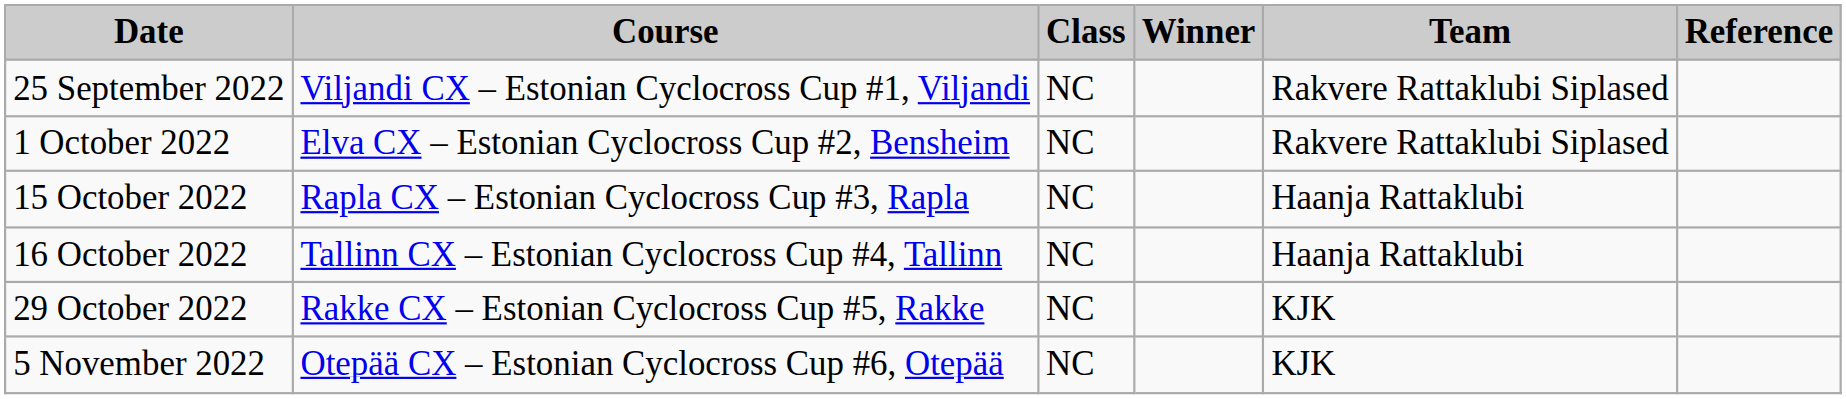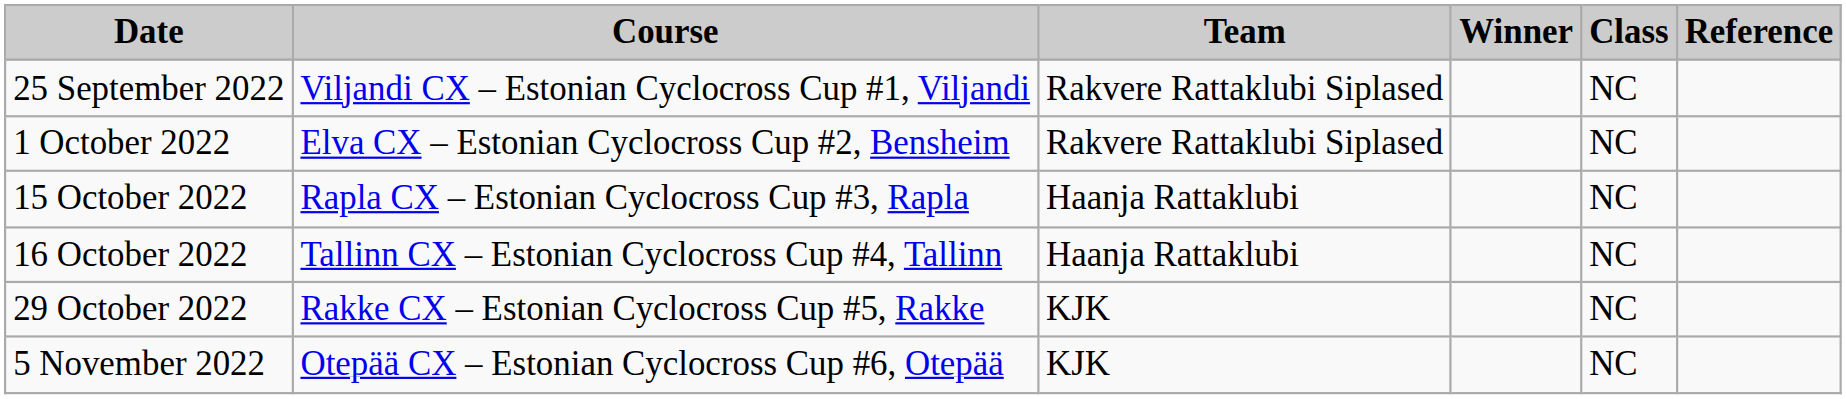columns swapped: (1086, 32) <-> (1470, 32)
